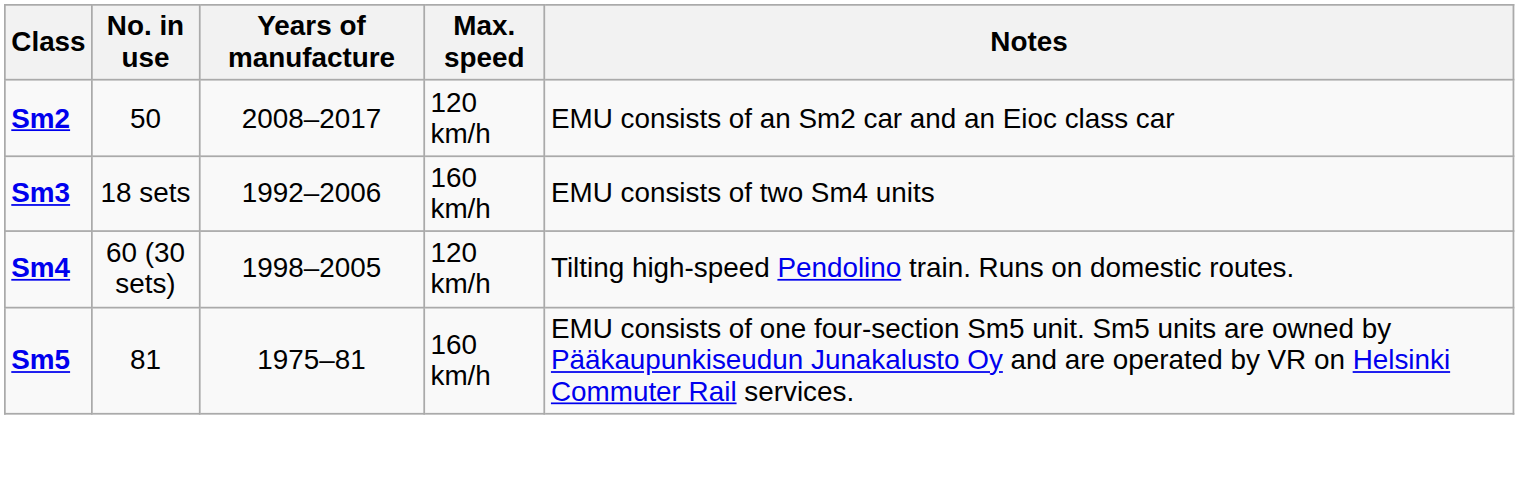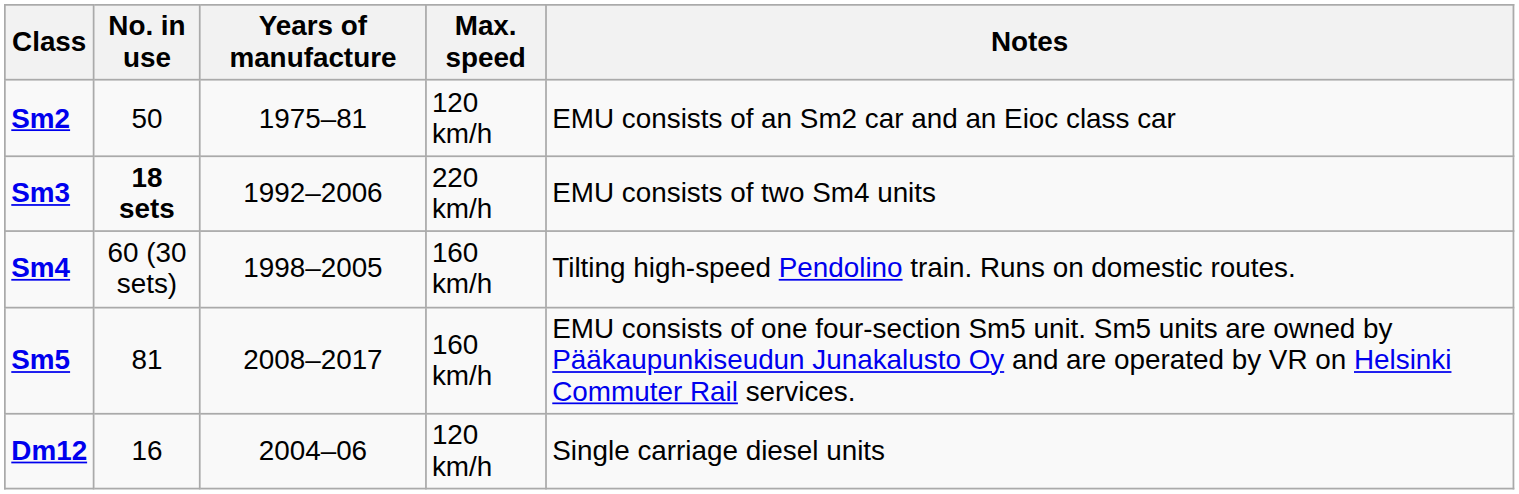(311, 117) 2008–2017 -> (313, 117) 1975–81
(145, 193) normal -> (147, 193) bold
(461, 193) 160 km/h -> (462, 193) 220 km/h
(461, 268) 120 km/h -> (462, 268) 160 km/h
(312, 359) 1975–81 -> (313, 359) 2008–2017
+ row: (49, 450)
